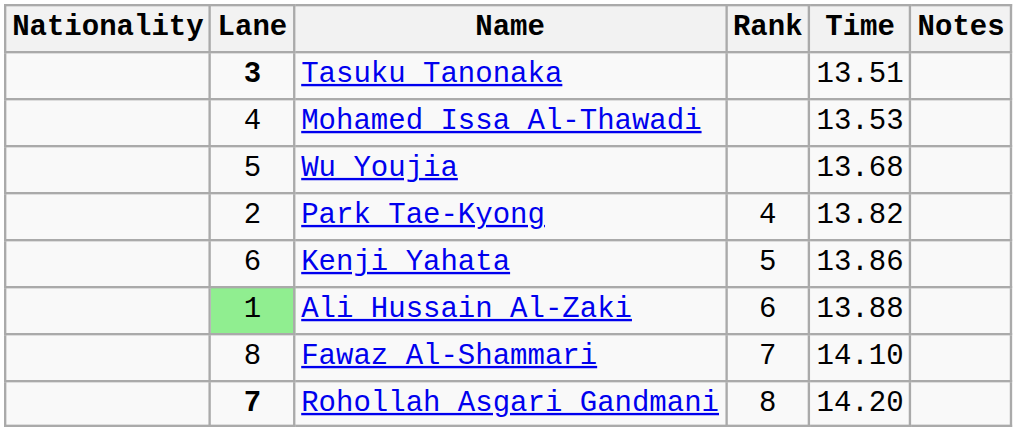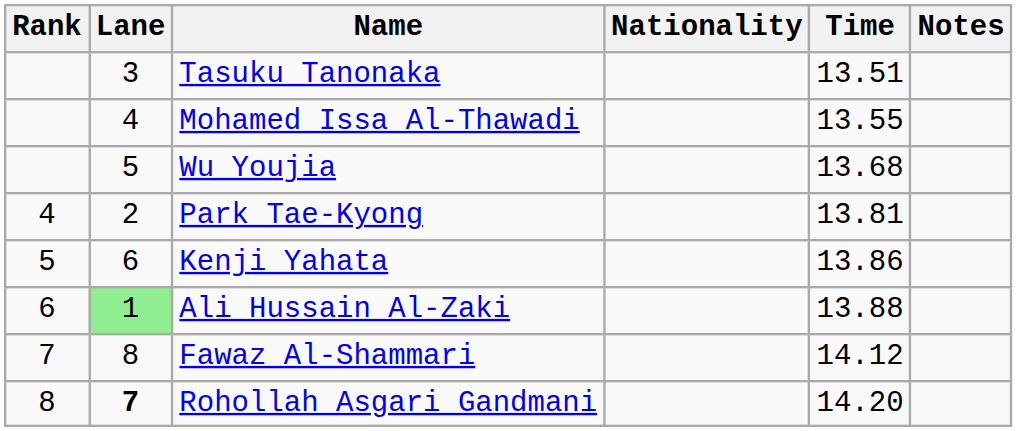columns swapped: (768, 29) <-> (108, 29)
(252, 76) bold -> (131, 76) normal
(860, 123) 13.53 -> (860, 123) 13.55
(860, 216) 13.82 -> (860, 216) 13.81
(860, 357) 14.10 -> (860, 357) 14.12
